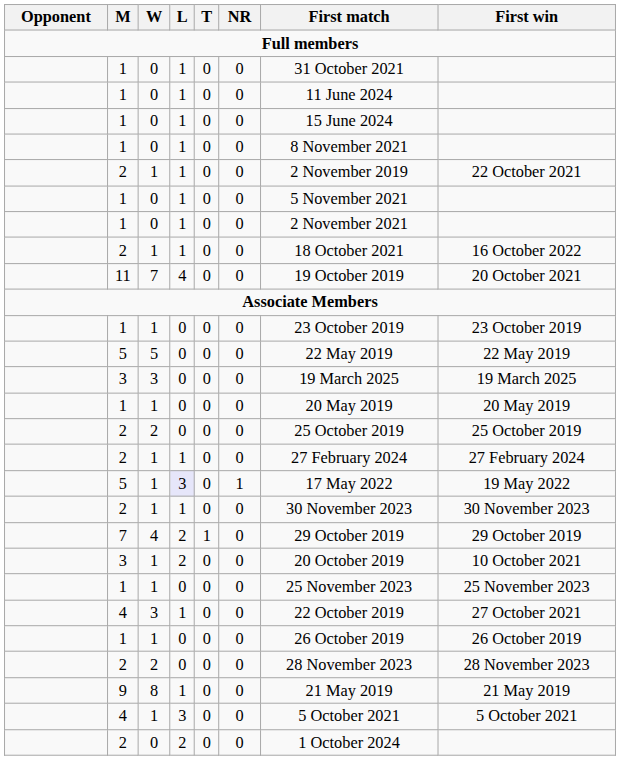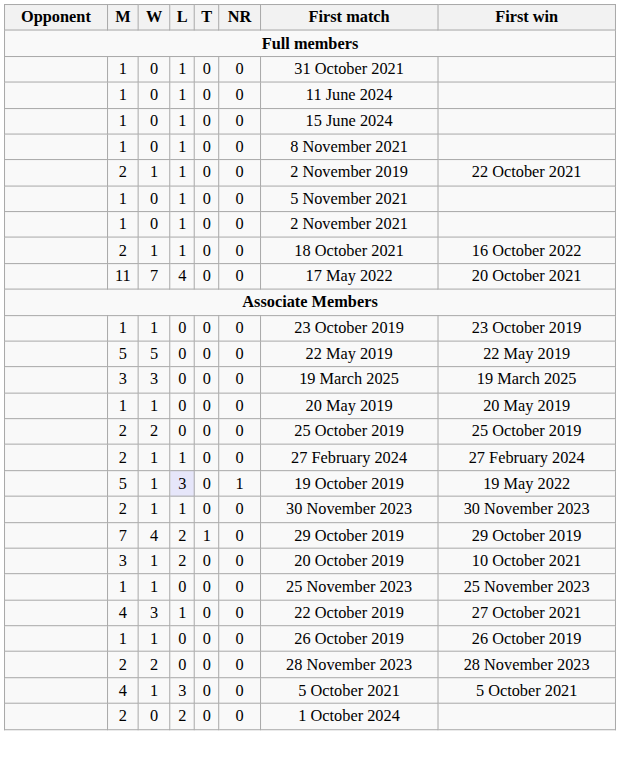(349, 276) 19 October 2019 -> (349, 276) 17 May 2022
(349, 483) 17 May 2022 -> (349, 483) 19 October 2019
- row: (123, 690)
